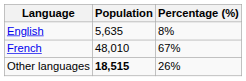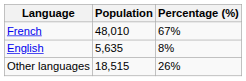rows swapped: (24, 48) <-> (25, 31)
(112, 66) bold -> (112, 66) normal
